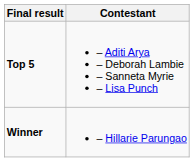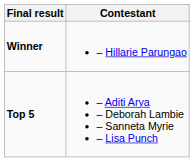rows swapped: (25, 132) <-> (21, 64)
